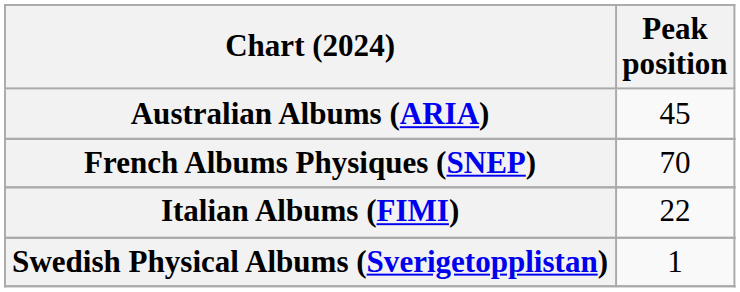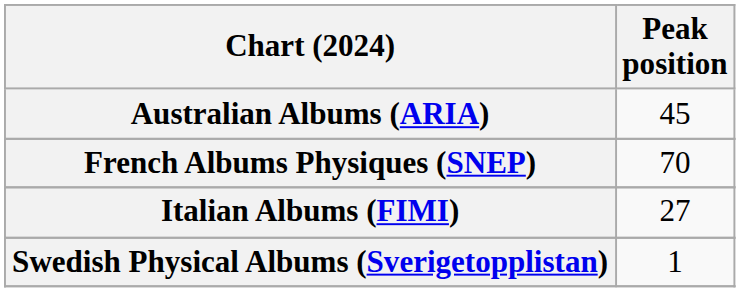(675, 211) 22 -> (675, 211) 27
